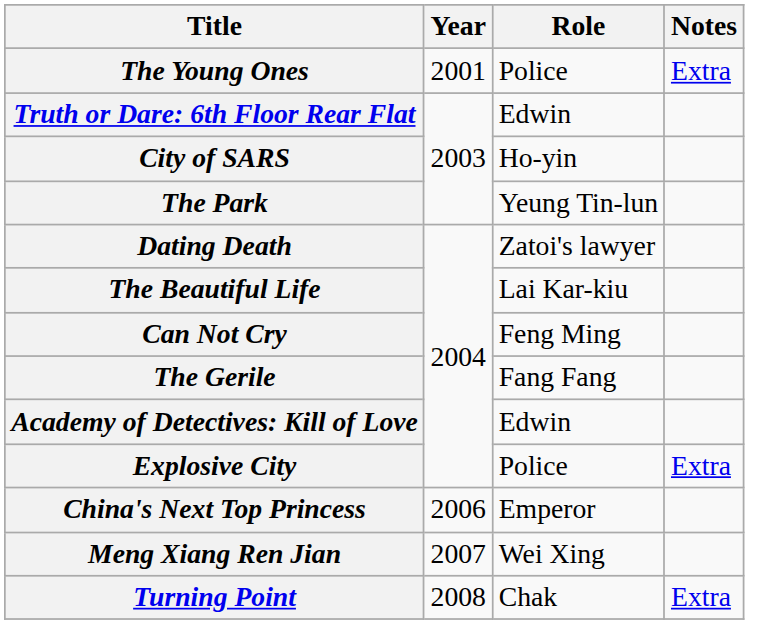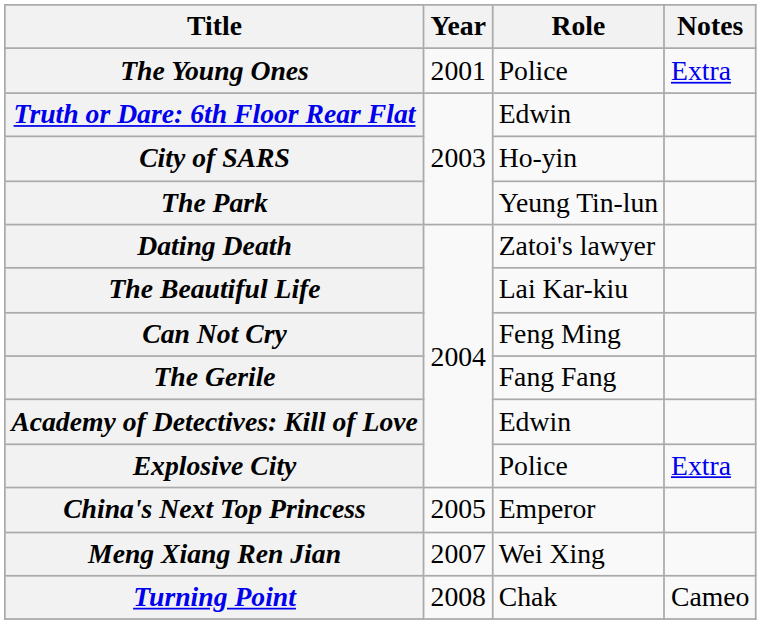(458, 509) 2006 -> (458, 509) 2005
(701, 597) Extra -> (710, 597) Cameo
